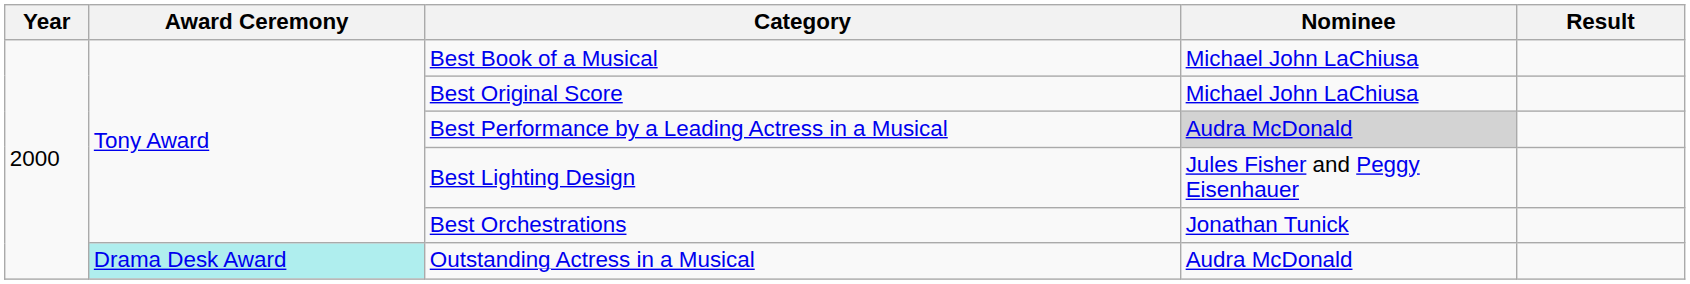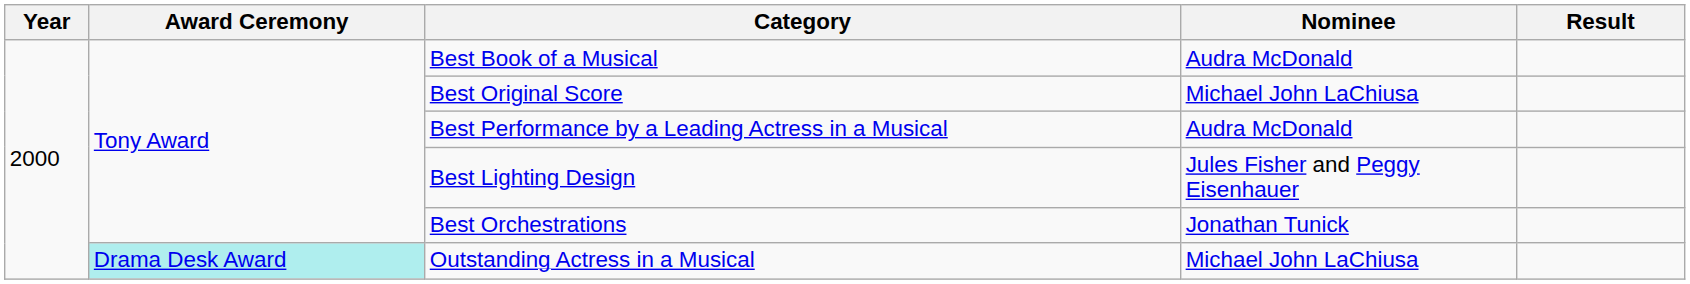(1302, 57) Michael John LaChiusa -> (1269, 57) Audra McDonald
(1269, 128) lightgrey background -> (1269, 128) no background
(1269, 260) Audra McDonald -> (1302, 260) Michael John LaChiusa
